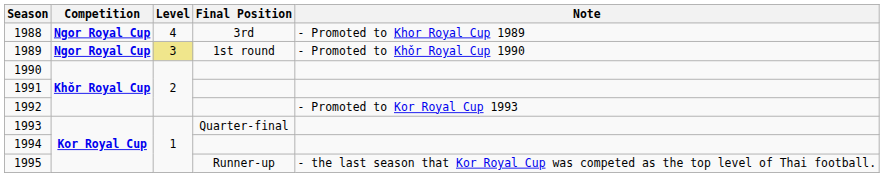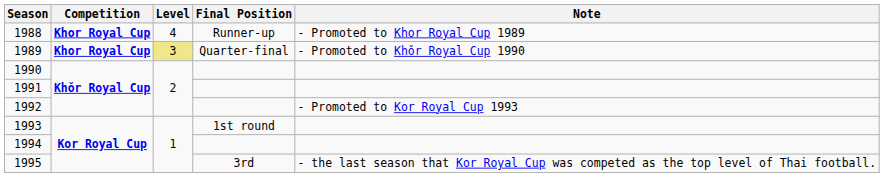(102, 32) Ngor Royal Cup -> (102, 32) Khor Royal Cup
(244, 32) 3rd -> (244, 32) Runner-up
(102, 51) Ngor Royal Cup -> (102, 51) Khor Royal Cup
(244, 51) 1st round -> (244, 51) Quarter-final
(244, 126) Quarter-final -> (244, 126) 1st round
(244, 163) Runner-up -> (244, 163) 3rd
